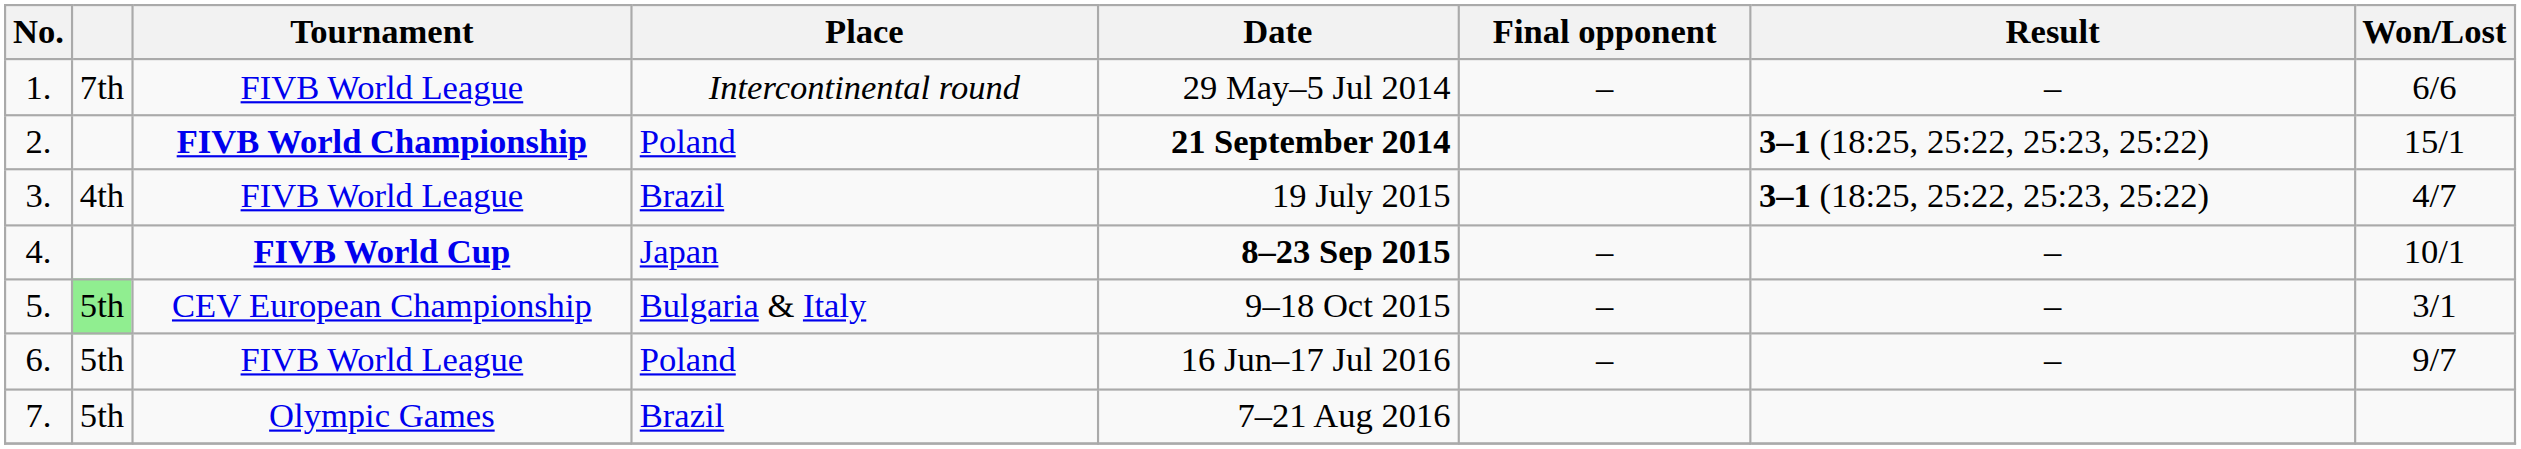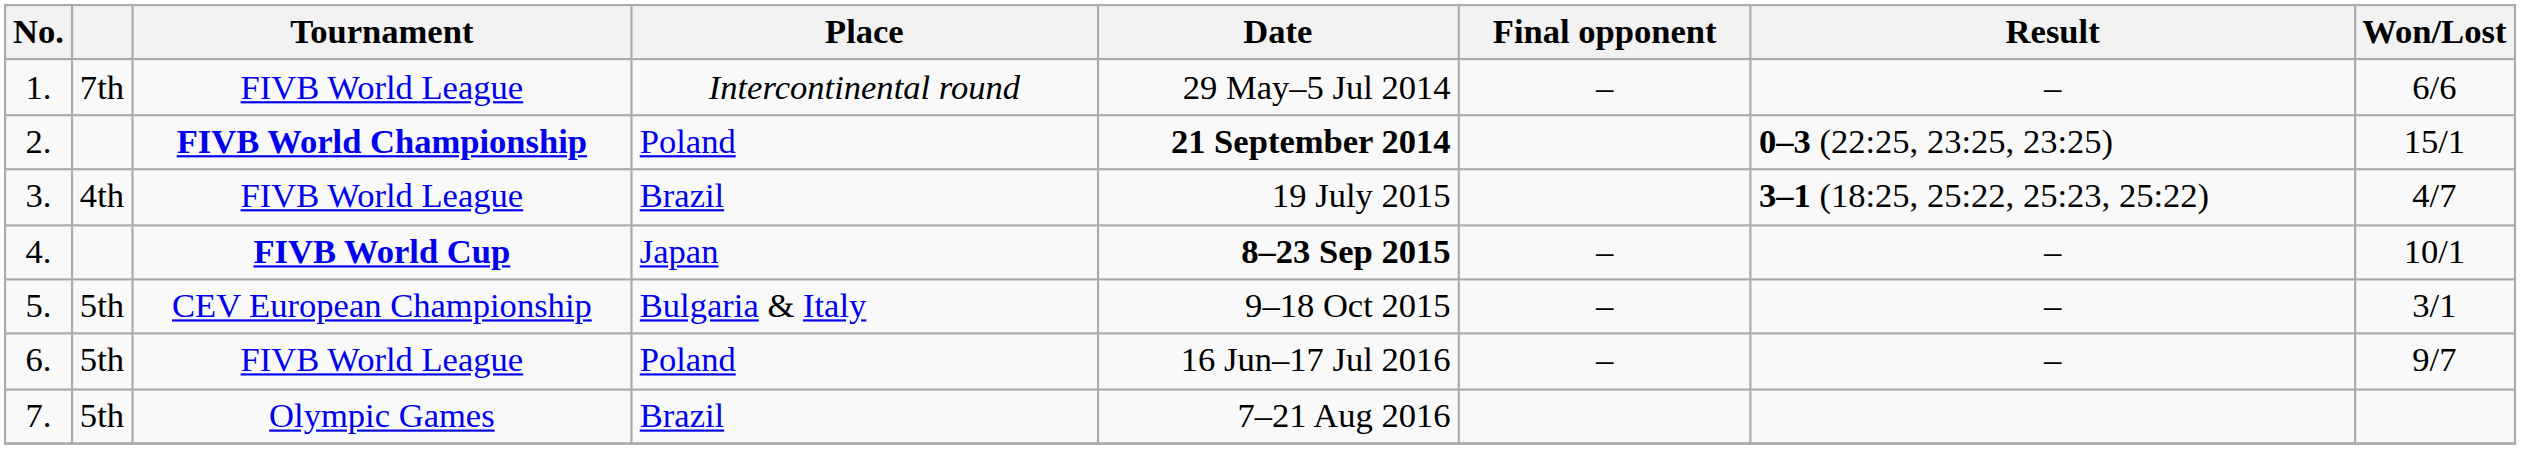(1984, 141) 3–1 (18:25, 25:22, 25:23, 25:22) -> (1936, 141) 0–3 (22:25, 23:25, 23:25)
(102, 305) lightgreen background -> (102, 305) no background
